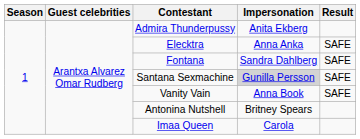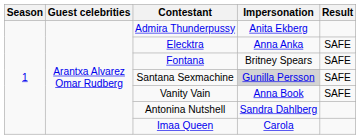(278, 61) Sandra Dahlberg -> (278, 61) Britney Spears
(278, 110) Britney Spears -> (278, 110) Sandra Dahlberg
